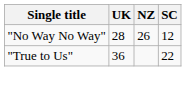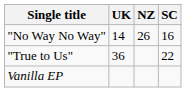(118, 35) 28 -> (118, 35) 14
(168, 35) 12 -> (168, 35) 16
+ row: (35, 76)
